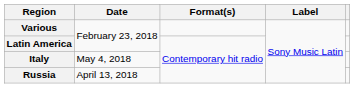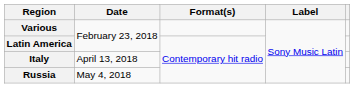(104, 59) May 4, 2018 -> (107, 59) April 13, 2018
(107, 75) April 13, 2018 -> (104, 75) May 4, 2018
